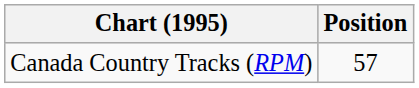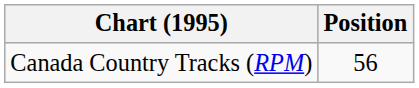(365, 62) 57 -> (365, 62) 56
